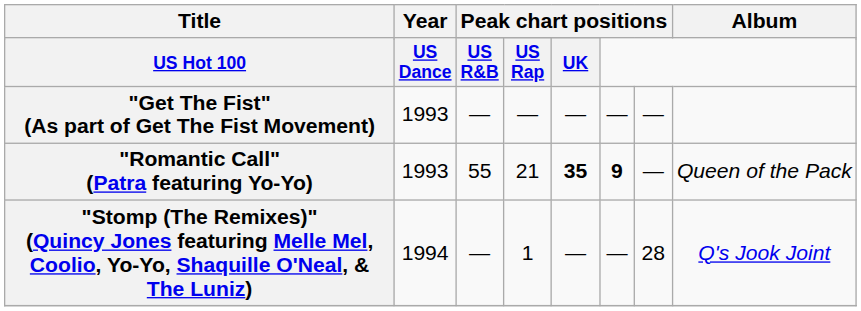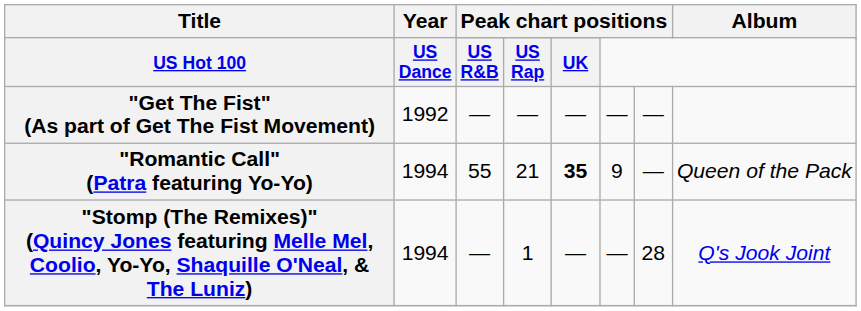(425, 114) 1993 -> (425, 114) 1992
(425, 171) 1993 -> (425, 171) 1994
(617, 171) bold -> (617, 171) normal
